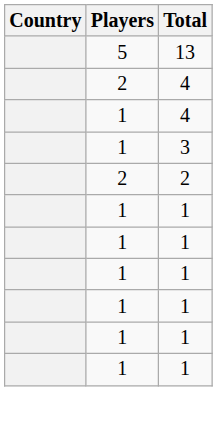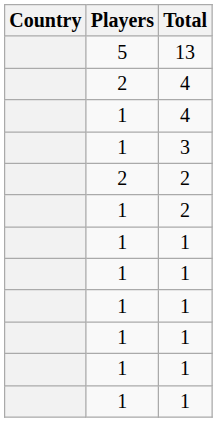+ row: (122, 210)
